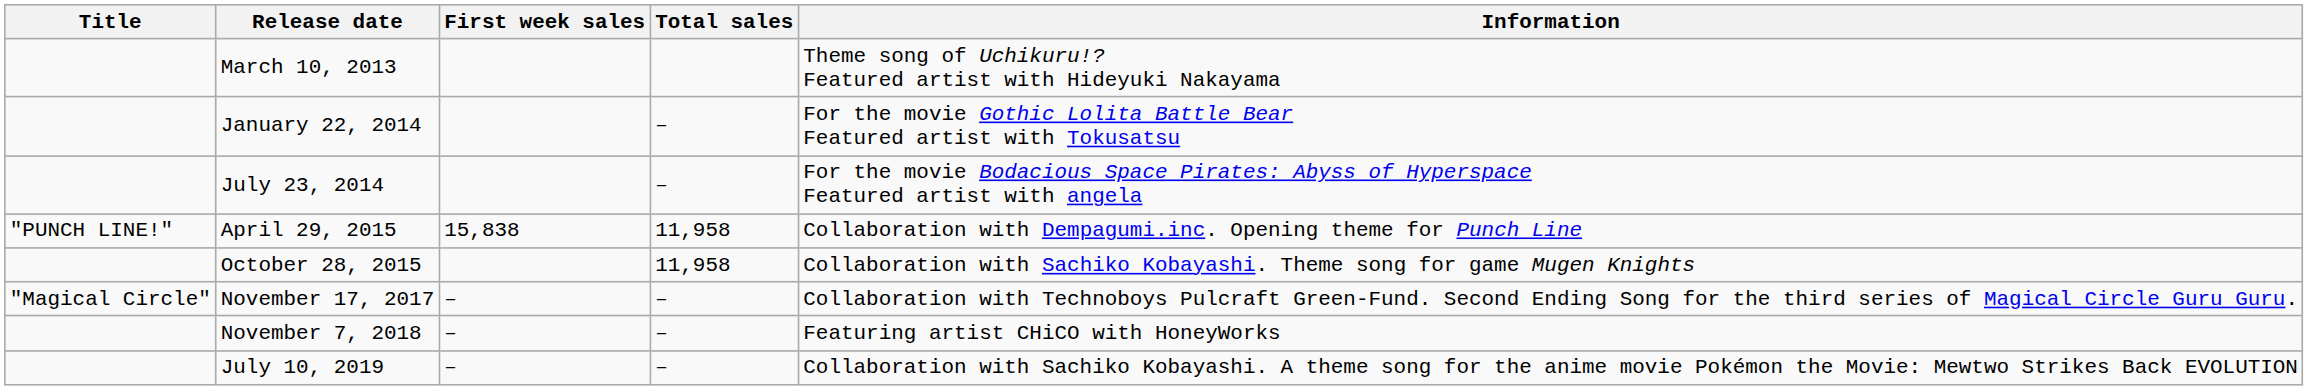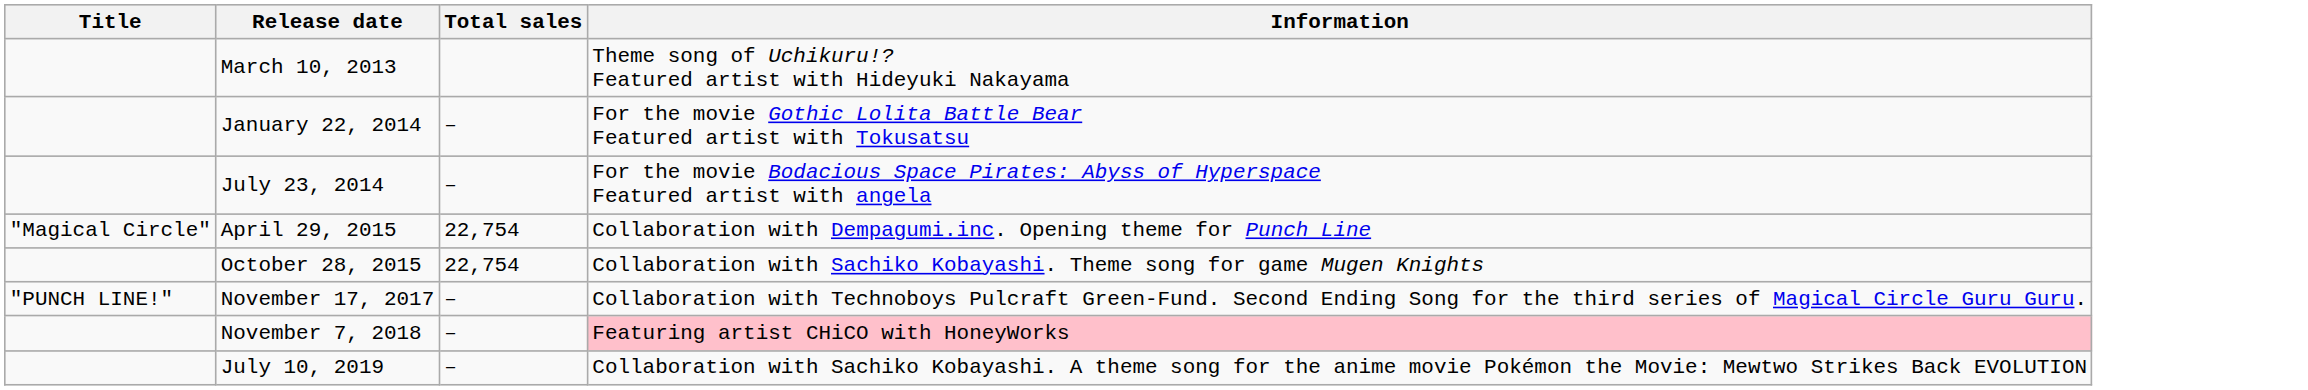- column: (545, 22)
(91, 231) "PUNCH LINE!" -> (110, 231) "Magical Circle"
(693, 231) 11,958 -> (482, 231) 22,754
(693, 265) 11,958 -> (482, 265) 22,754
(110, 299) "Magical Circle" -> (91, 299) "PUNCH LINE!"
(1042, 333) no background -> (831, 333) pink background
